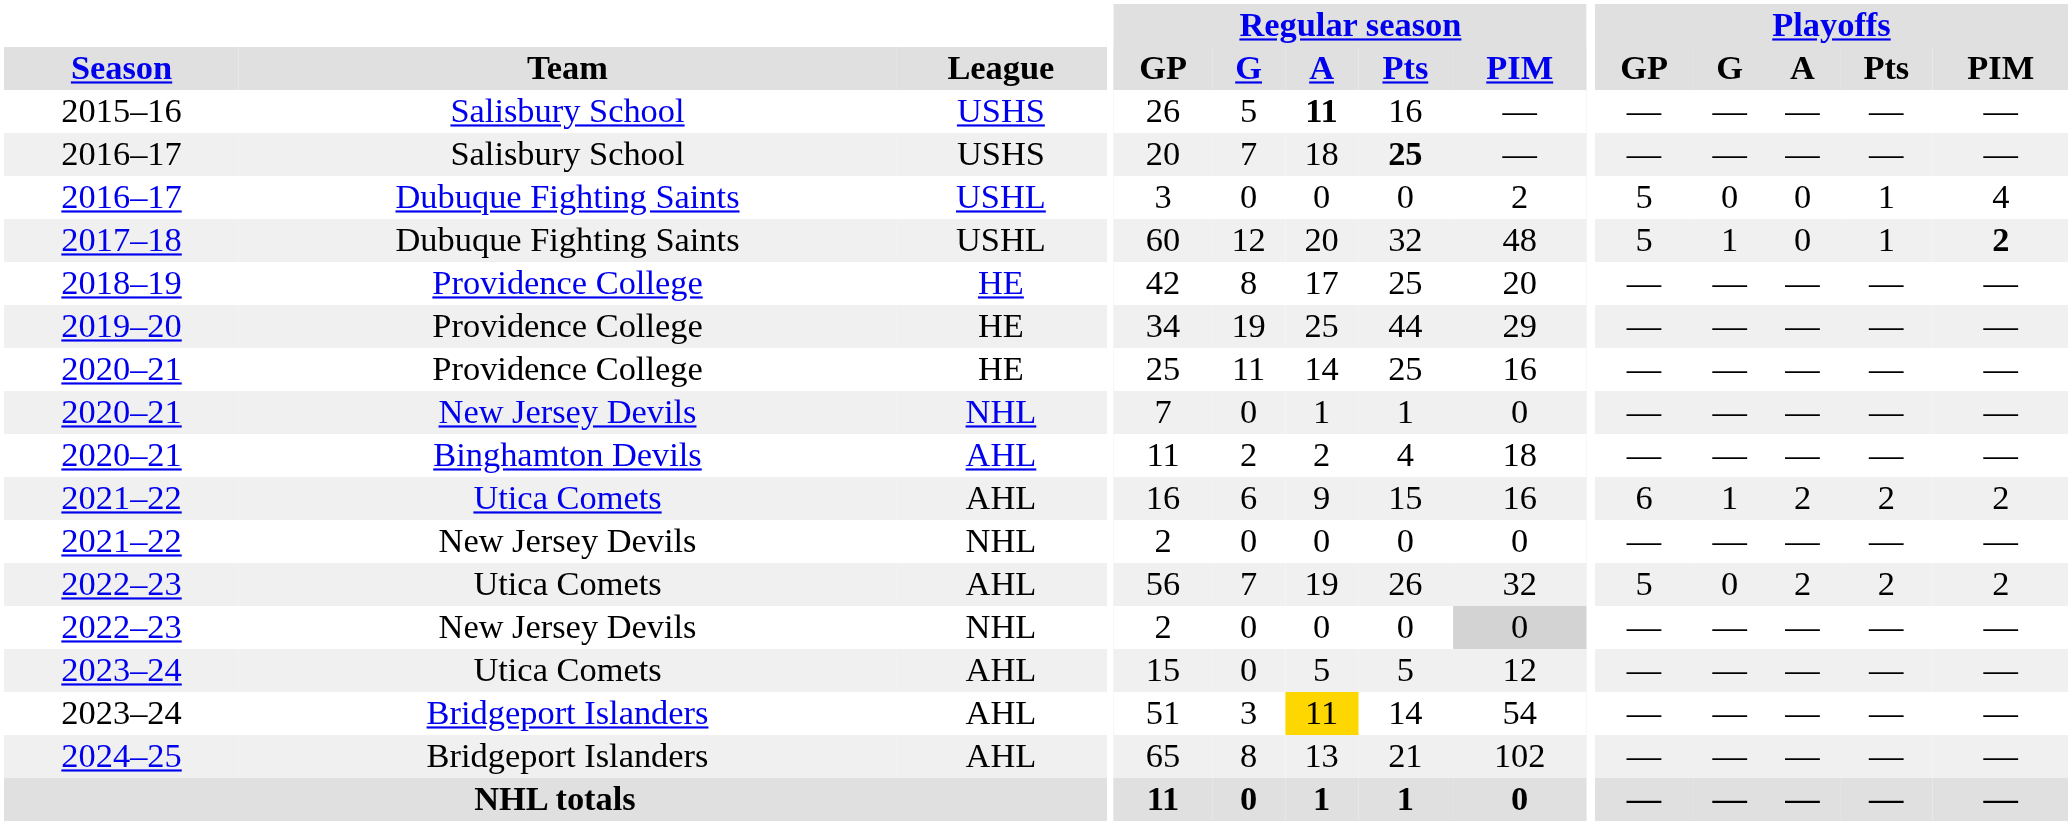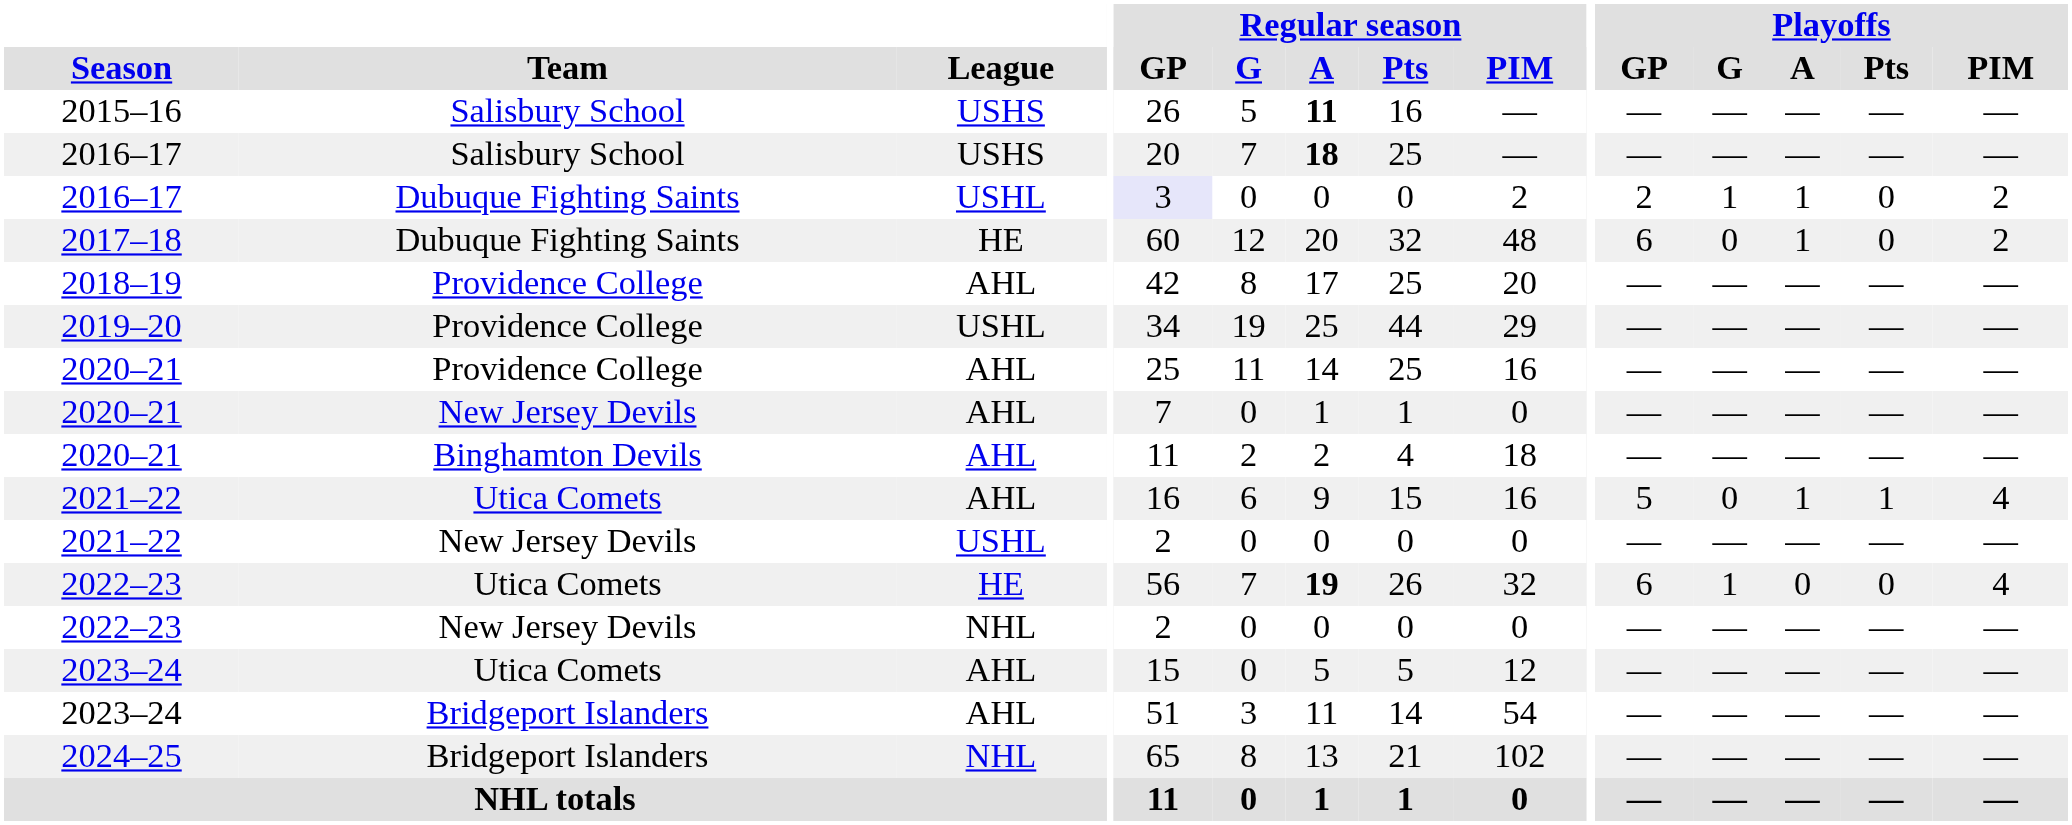(1322, 153) normal -> (1322, 153) bold
(1405, 153) bold -> (1405, 153) normal
(1163, 196) no background -> (1163, 196) lavender background
(1644, 196) 5 -> (1644, 196) 2
(1730, 196) 0 -> (1730, 196) 1
(1803, 196) 0 -> (1803, 196) 1
(1886, 196) 1 -> (1886, 196) 0
(2001, 196) 4 -> (2001, 196) 2
(1001, 239) USHL -> (1001, 239) HE
(1644, 239) 5 -> (1644, 239) 6
(1730, 239) 1 -> (1730, 239) 0
(1803, 239) 0 -> (1803, 239) 1
(1886, 239) 1 -> (1886, 239) 0
(2001, 239) bold -> (2001, 239) normal
(1001, 282) HE -> (1001, 282) AHL
(1001, 325) HE -> (1001, 325) USHL
(1001, 368) HE -> (1001, 368) AHL
(1001, 411) NHL -> (1001, 411) AHL
(1644, 497) 6 -> (1644, 497) 5
(1730, 497) 1 -> (1730, 497) 0
(1803, 497) 2 -> (1803, 497) 1
(1886, 497) 2 -> (1886, 497) 1
(2001, 497) 2 -> (2001, 497) 4
(1001, 540) NHL -> (1001, 540) USHL
(1001, 583) AHL -> (1001, 583) HE
(1322, 583) normal -> (1322, 583) bold
(1644, 583) 5 -> (1644, 583) 6
(1730, 583) 0 -> (1730, 583) 1
(1803, 583) 2 -> (1803, 583) 0
(1886, 583) 2 -> (1886, 583) 0
(2001, 583) 2 -> (2001, 583) 4
(1520, 626) lightgrey background -> (1520, 626) no background
(1322, 712) gold background -> (1322, 712) no background
(1001, 755) AHL -> (1001, 755) NHL
